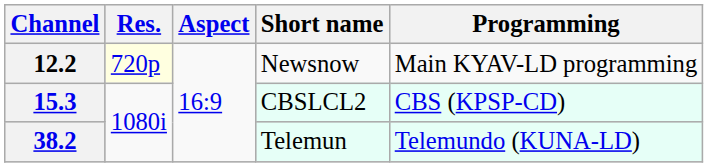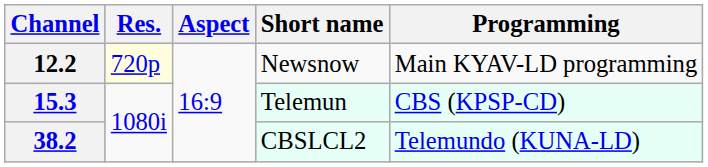(314, 102) CBSLCL2 -> (304, 102) Telemun
(304, 141) Telemun -> (314, 141) CBSLCL2
